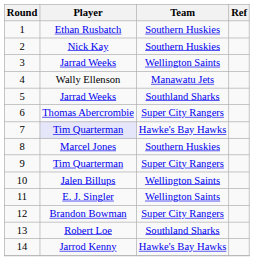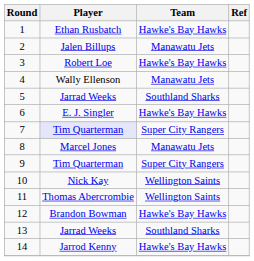(183, 29) Southern Huskies -> (183, 29) Hawke's Bay Hawks
(88, 46) Nick Kay -> (88, 46) Jalen Billups
(183, 46) Southern Huskies -> (183, 46) Manawatu Jets
(88, 63) Jarrad Weeks -> (88, 63) Robert Loe
(183, 63) Wellington Saints -> (183, 63) Hawke's Bay Hawks
(88, 113) Thomas Abercrombie -> (88, 113) E. J. Singler
(183, 113) Super City Rangers -> (183, 113) Hawke's Bay Hawks
(183, 130) Hawke's Bay Hawks -> (183, 130) Super City Rangers
(183, 146) Southern Huskies -> (183, 146) Manawatu Jets
(88, 180) Jalen Billups -> (88, 180) Nick Kay
(88, 197) E. J. Singler -> (88, 197) Thomas Abercrombie
(183, 213) Super City Rangers -> (183, 213) Hawke's Bay Hawks
(88, 230) Robert Loe -> (88, 230) Jarrad Weeks
